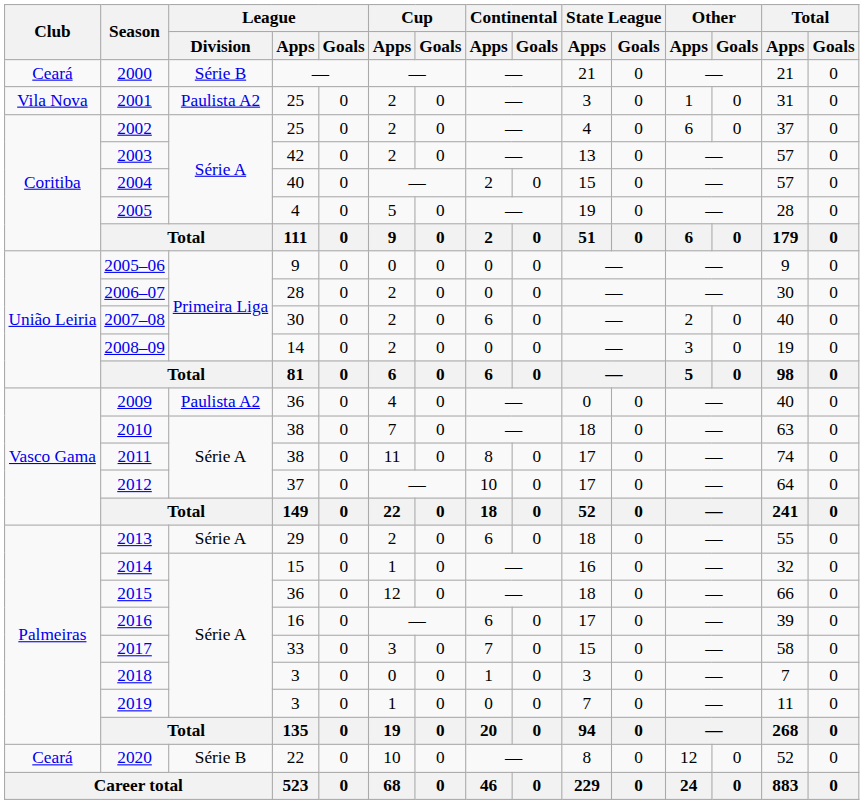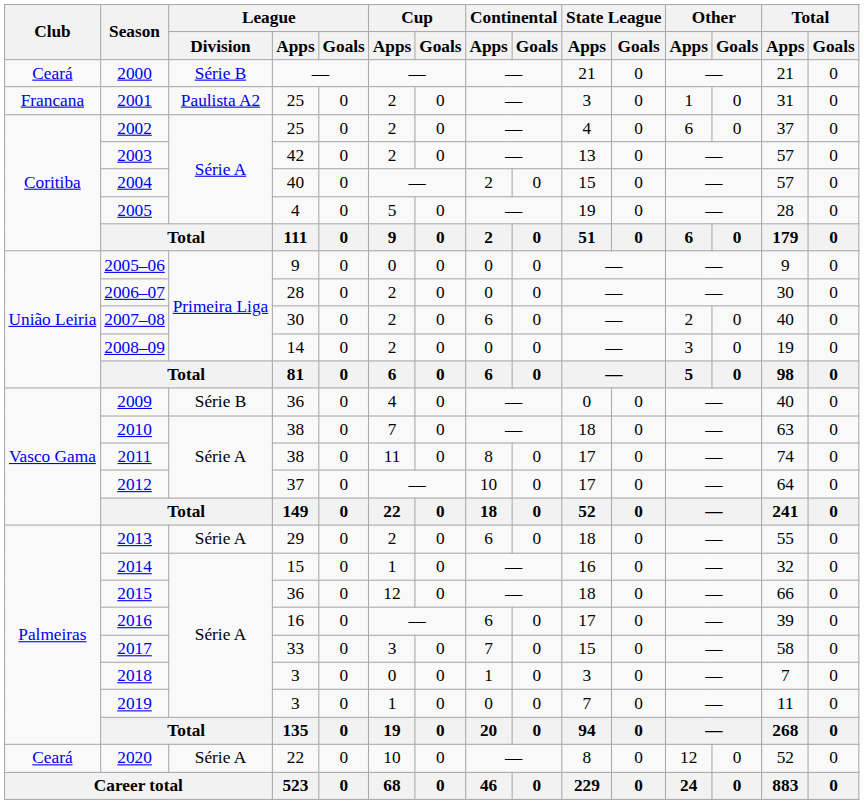(52, 100) Vila Nova -> (52, 100) Francana
(220, 401) Paulista A2 -> (220, 401) Série B
(220, 758) Série B -> (220, 758) Série A
